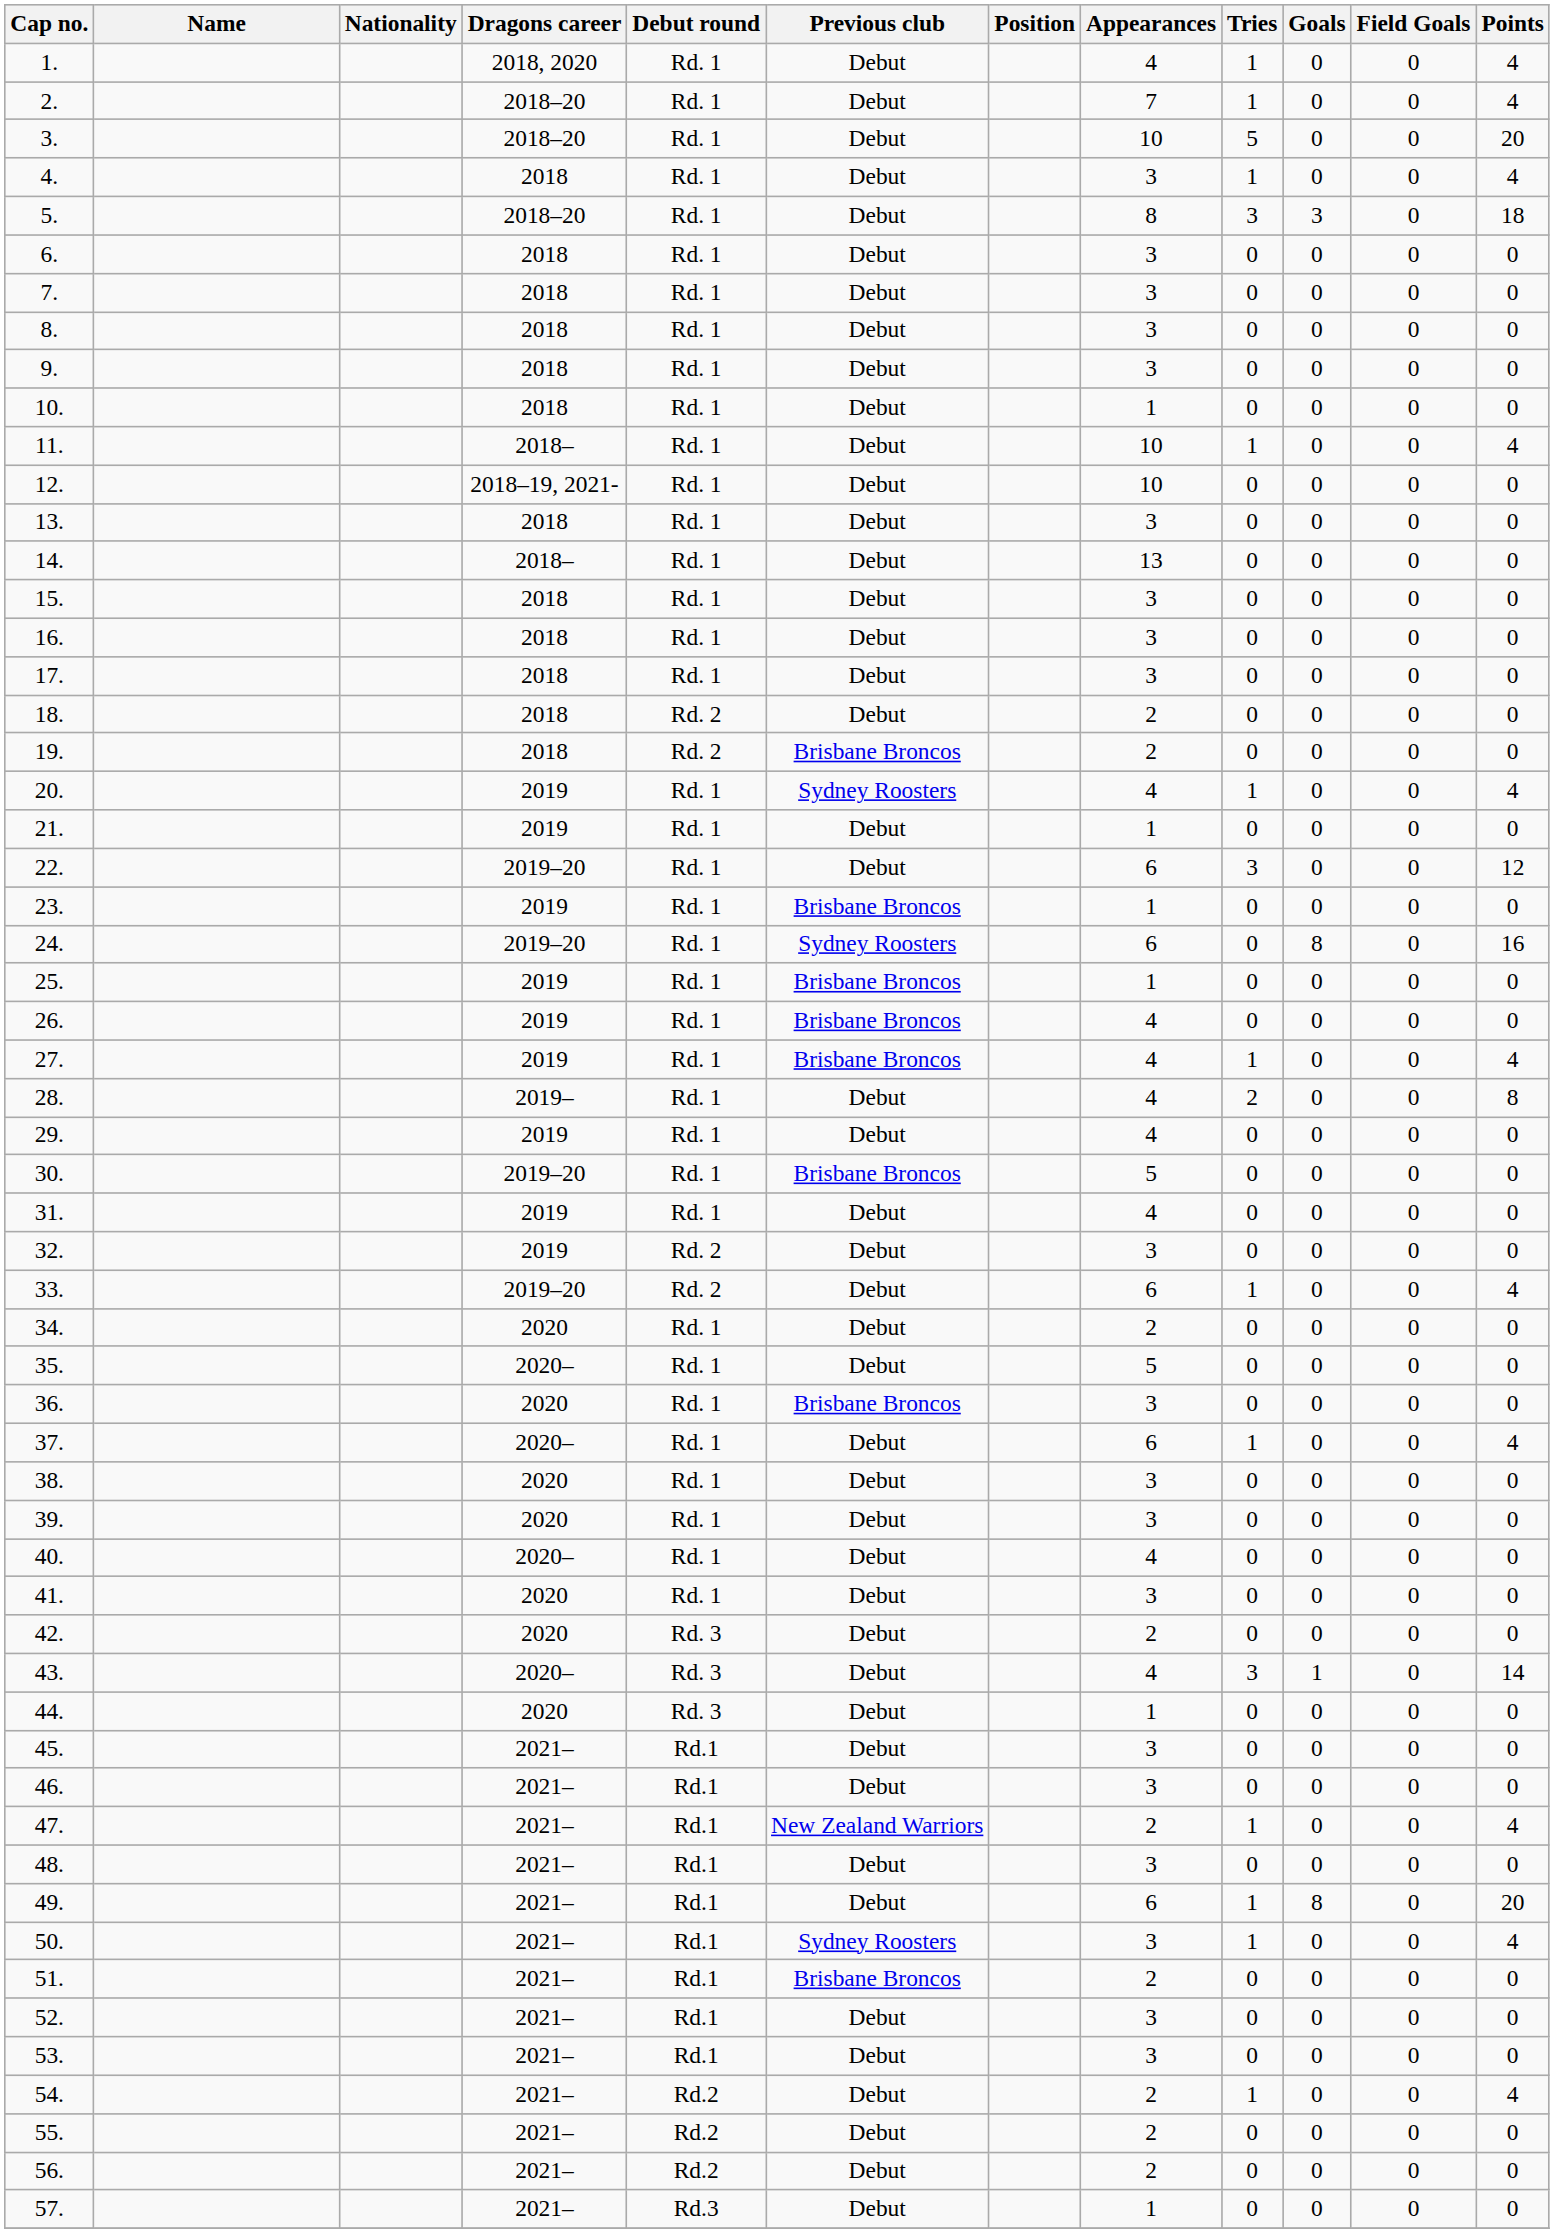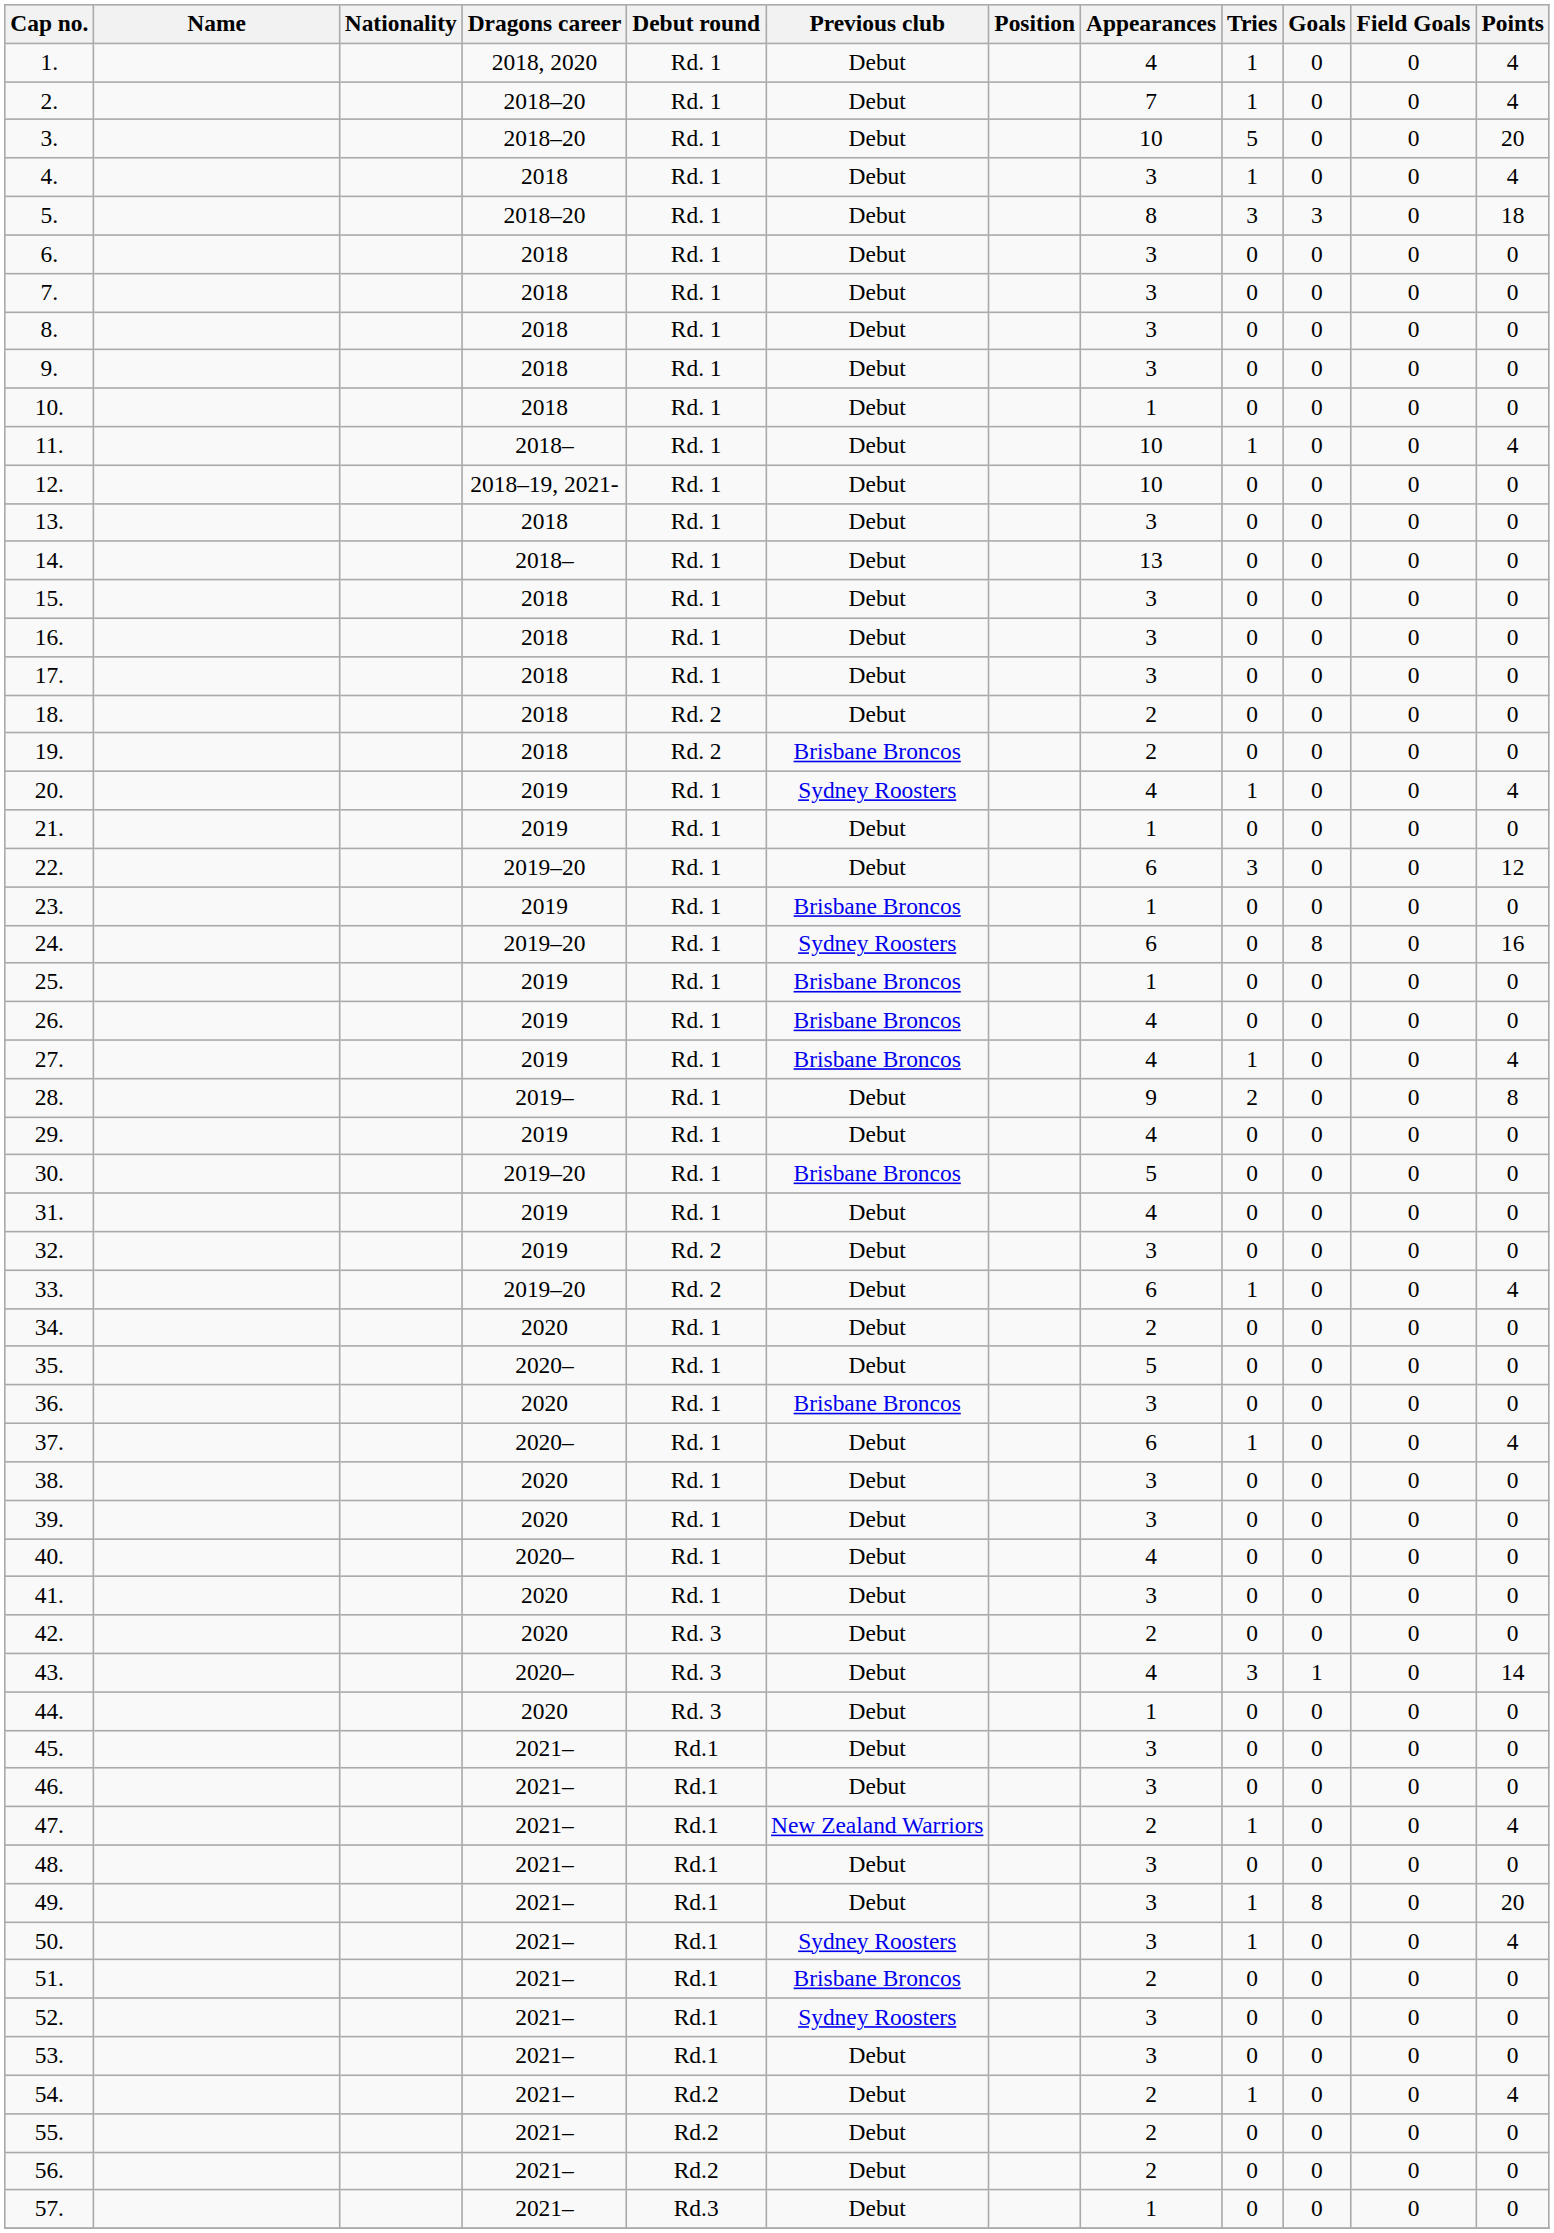(1151, 1096) 4 -> (1151, 1096) 9
(1151, 1901) 6 -> (1151, 1901) 3
(877, 2016) Debut -> (877, 2016) Sydney Roosters
